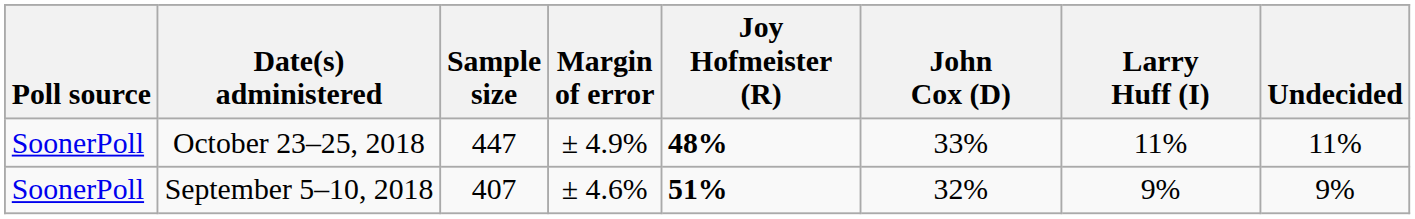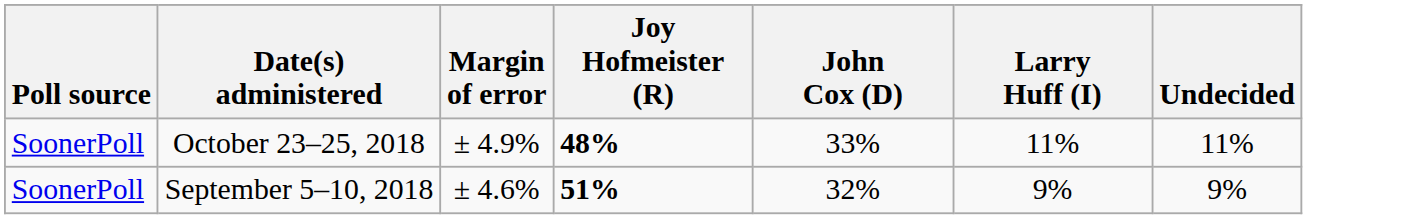- column: (494, 78)
